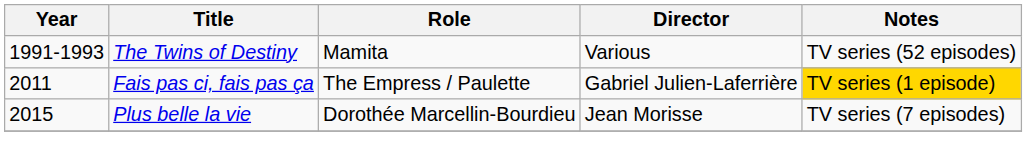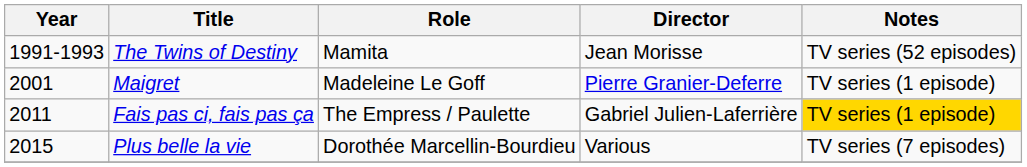(618, 51) Various -> (644, 51) Jean Morisse
+ row: (146, 83)
(644, 114) Jean Morisse -> (618, 146) Various
